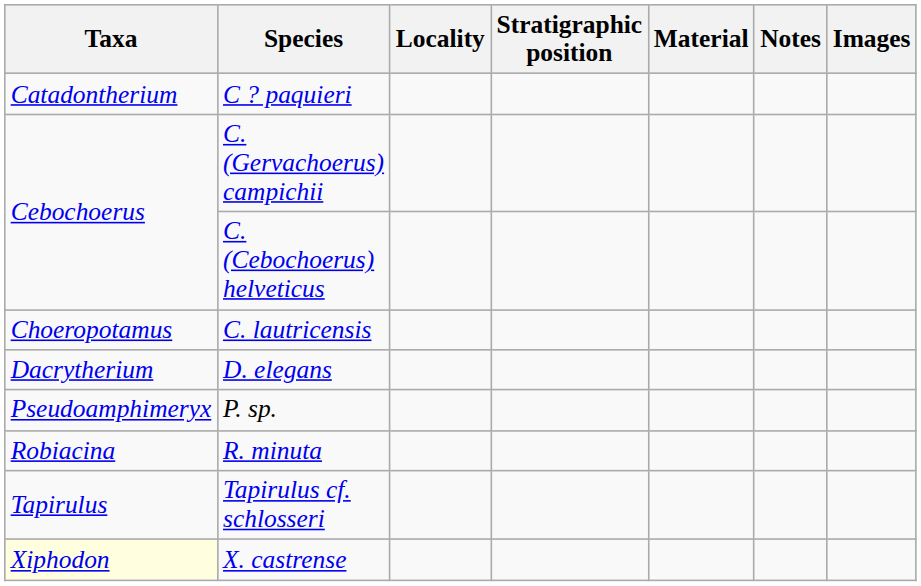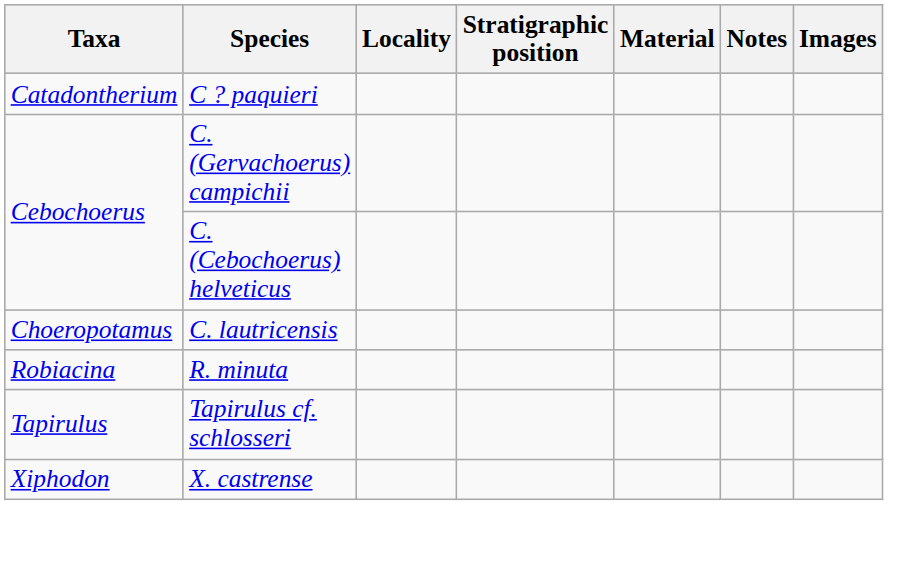- row: (277, 369)
- row: (250, 409)
(60, 559) lightyellow background -> (60, 478) no background
